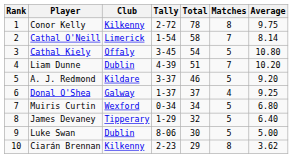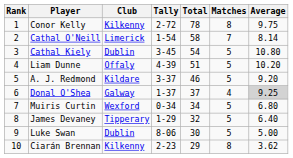(119, 52) Offaly -> (119, 52) Dublin
(119, 65) Dublin -> (119, 65) Offaly
(229, 65) 7 -> (229, 65) 5
(268, 92) no background -> (268, 92) lightgrey background
